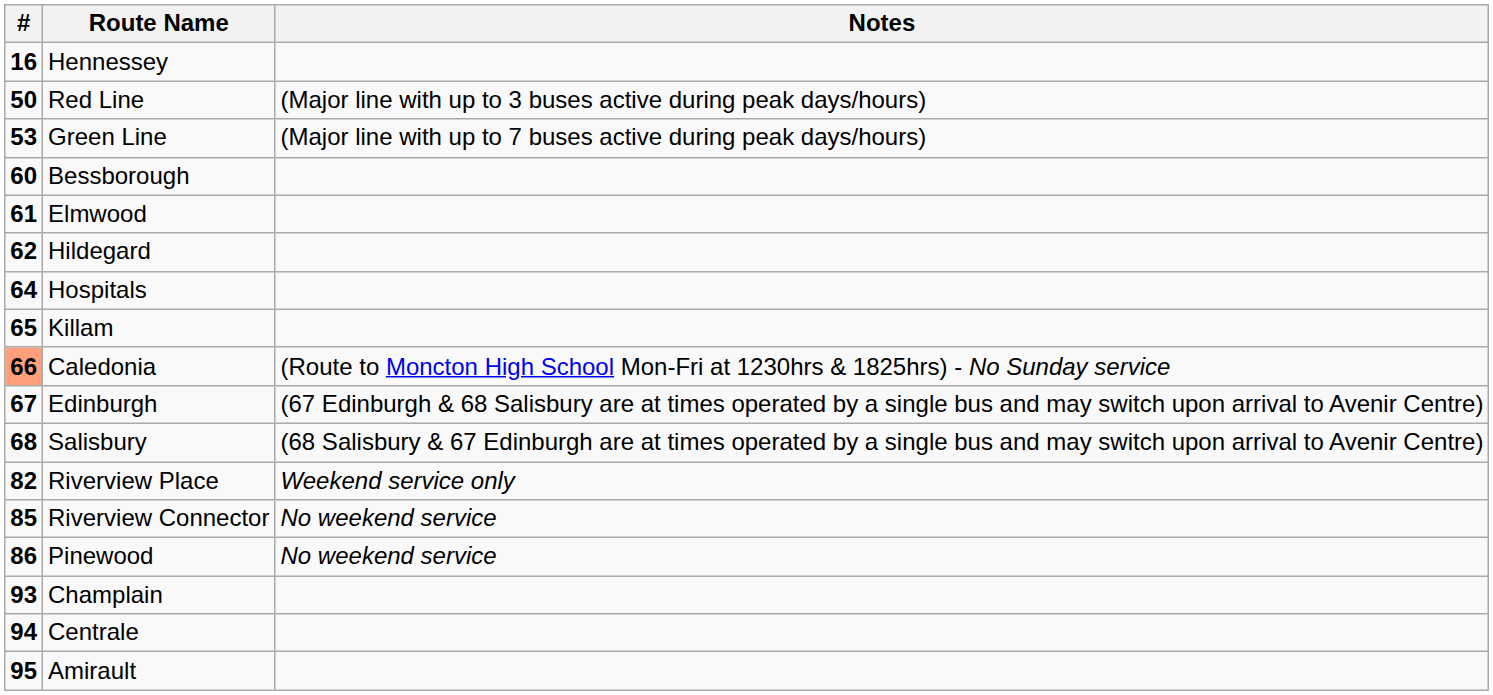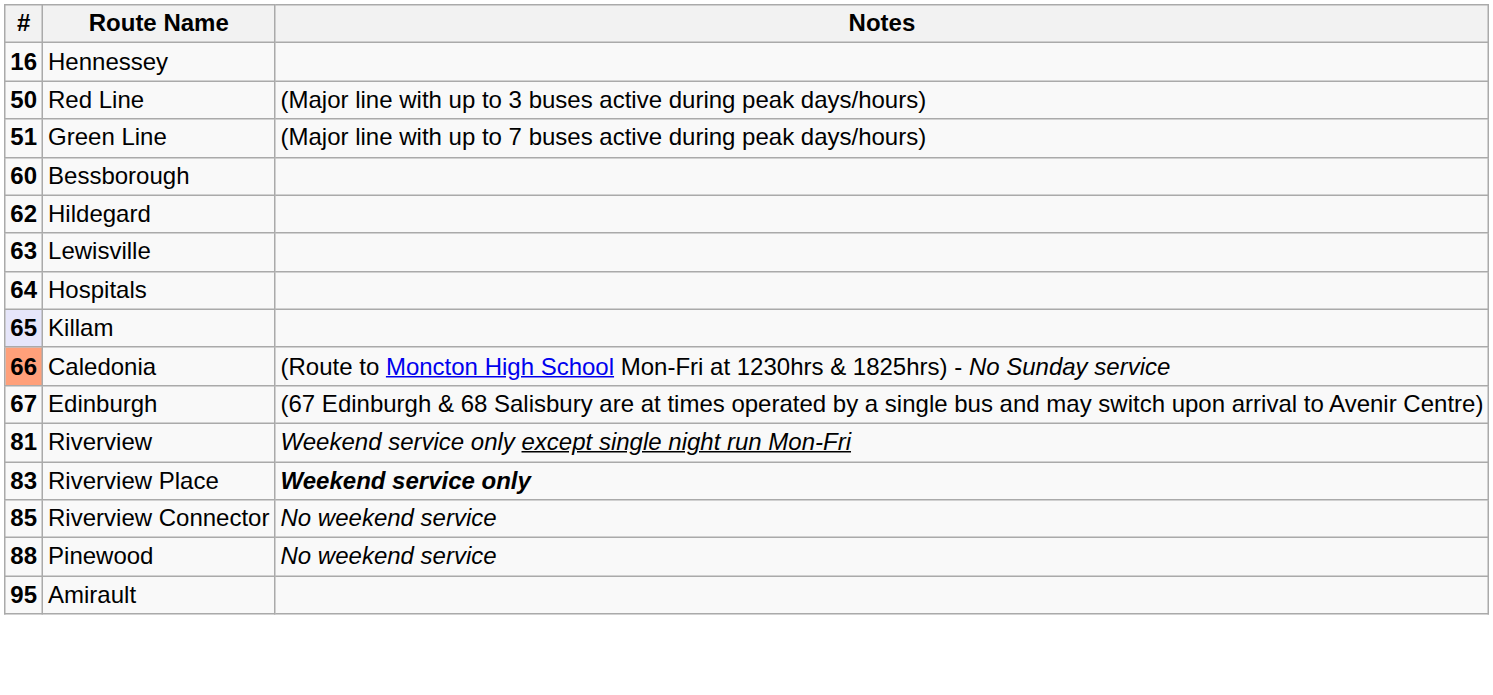(24, 137) 53 -> (24, 137) 51
- row: (97, 213)
+ row: (99, 251)
(24, 328) no background -> (24, 328) lavender background
- row: (97, 442)
+ row: (100, 442)
(24, 480) 82 -> (24, 480) 83
(398, 480) normal -> (406, 480) bold
(24, 556) 86 -> (24, 556) 88
- row: (105, 594)
- row: (93, 632)
